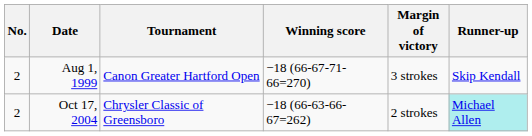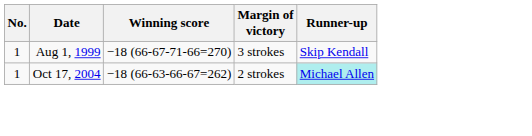- column: (182, 30)
(17, 75) 2 -> (17, 52) 1
(17, 112) 2 -> (17, 74) 1
